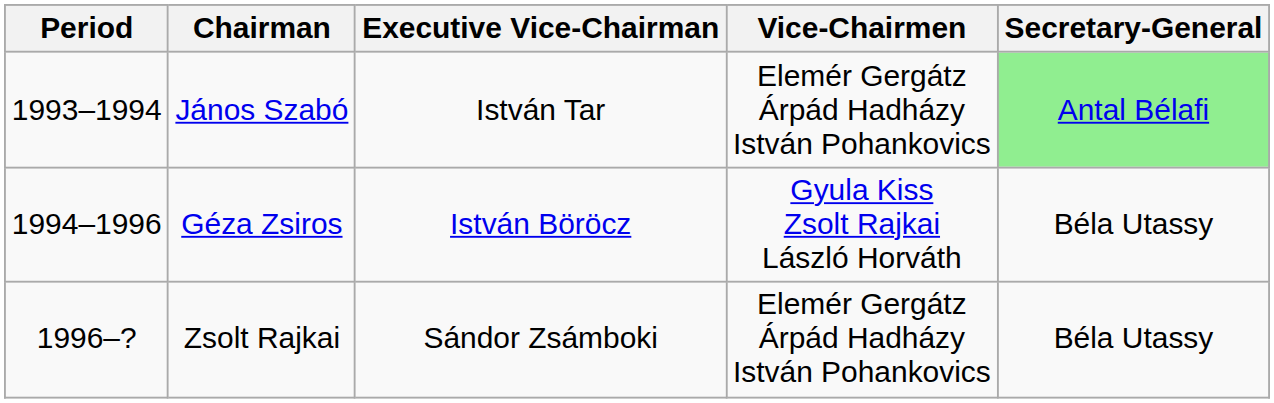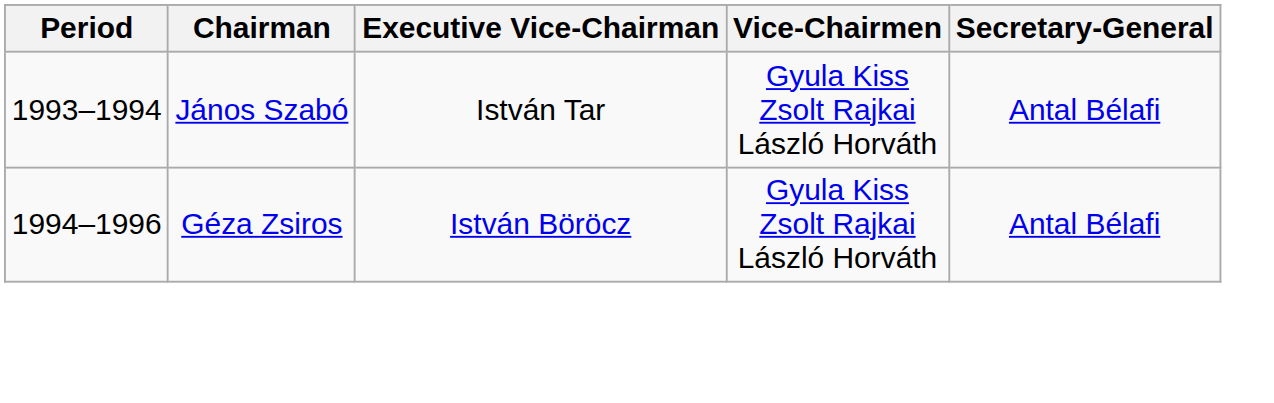(862, 109) Elemér Gergátz Árpád Hadházy István Pohankovics -> (837, 109) Gyula Kiss Zsolt Rajkai László Horváth
(1133, 109) lightgreen background -> (1085, 109) no background
(1133, 224) Béla Utassy -> (1085, 224) Antal Bélafi
- row: (262, 338)
